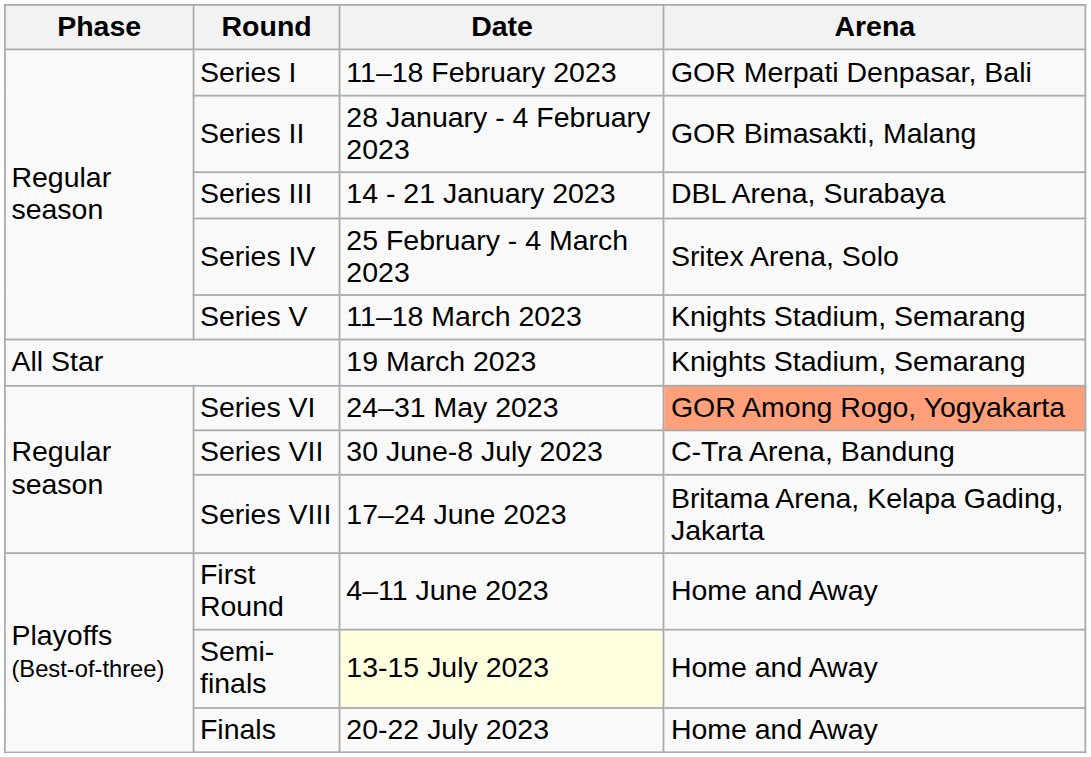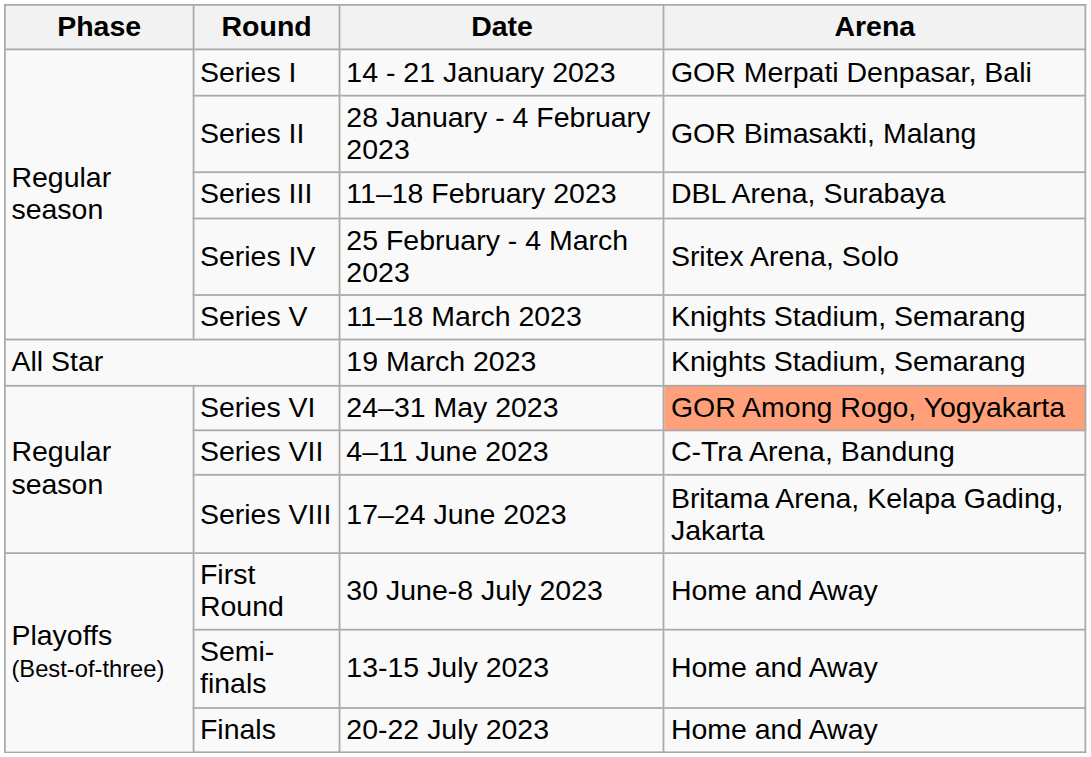(481, 72) 11–18 February 2023 -> (481, 72) 14 - 21 January 2023
(481, 194) 14 - 21 January 2023 -> (481, 194) 11–18 February 2023
(475, 452) 30 June-8 July 2023 -> (447, 452) 4–11 June 2023
(447, 590) 4–11 June 2023 -> (475, 590) 30 June-8 July 2023
(448, 668) lightyellow background -> (448, 668) no background
